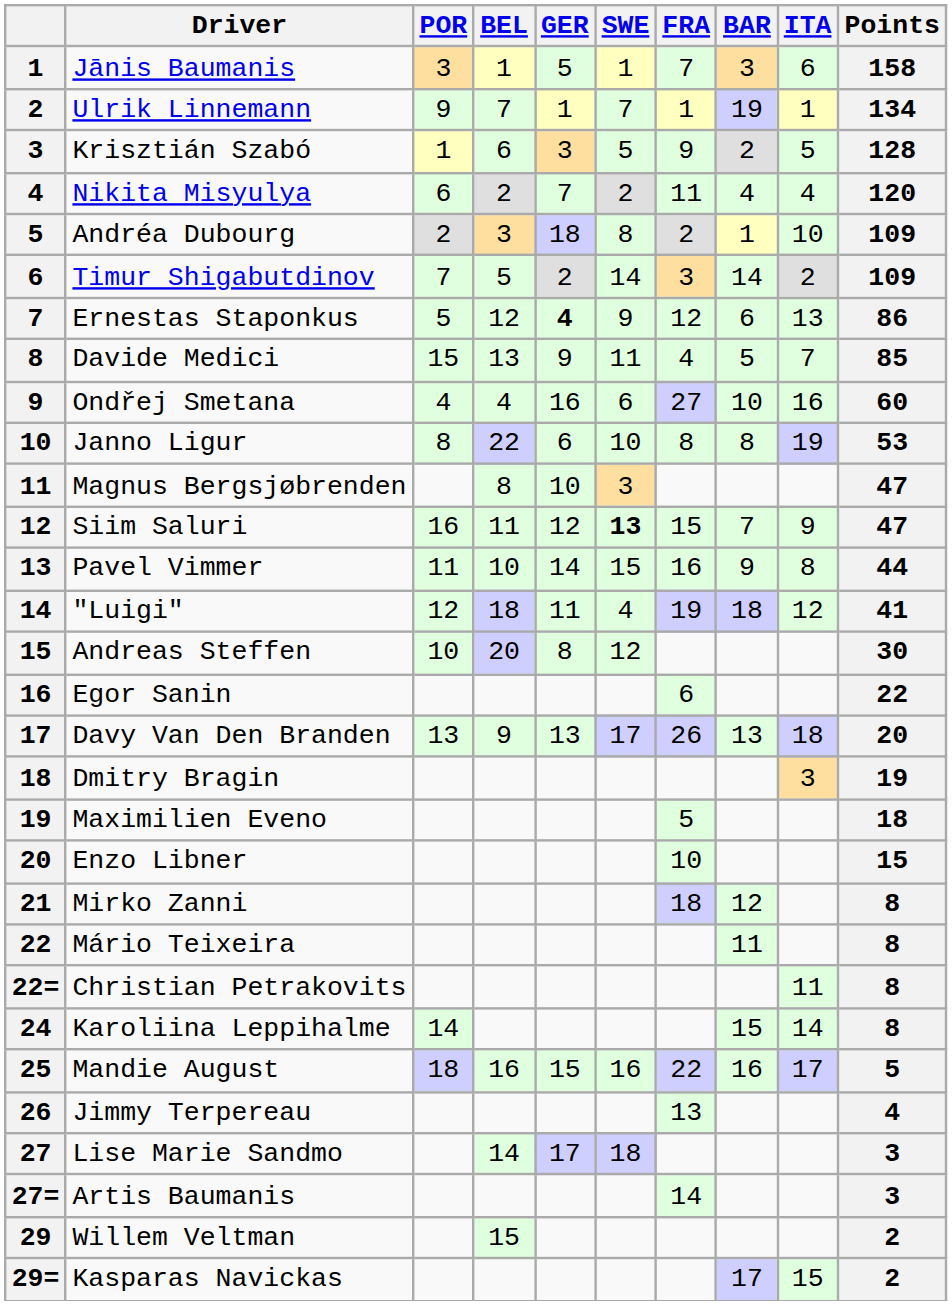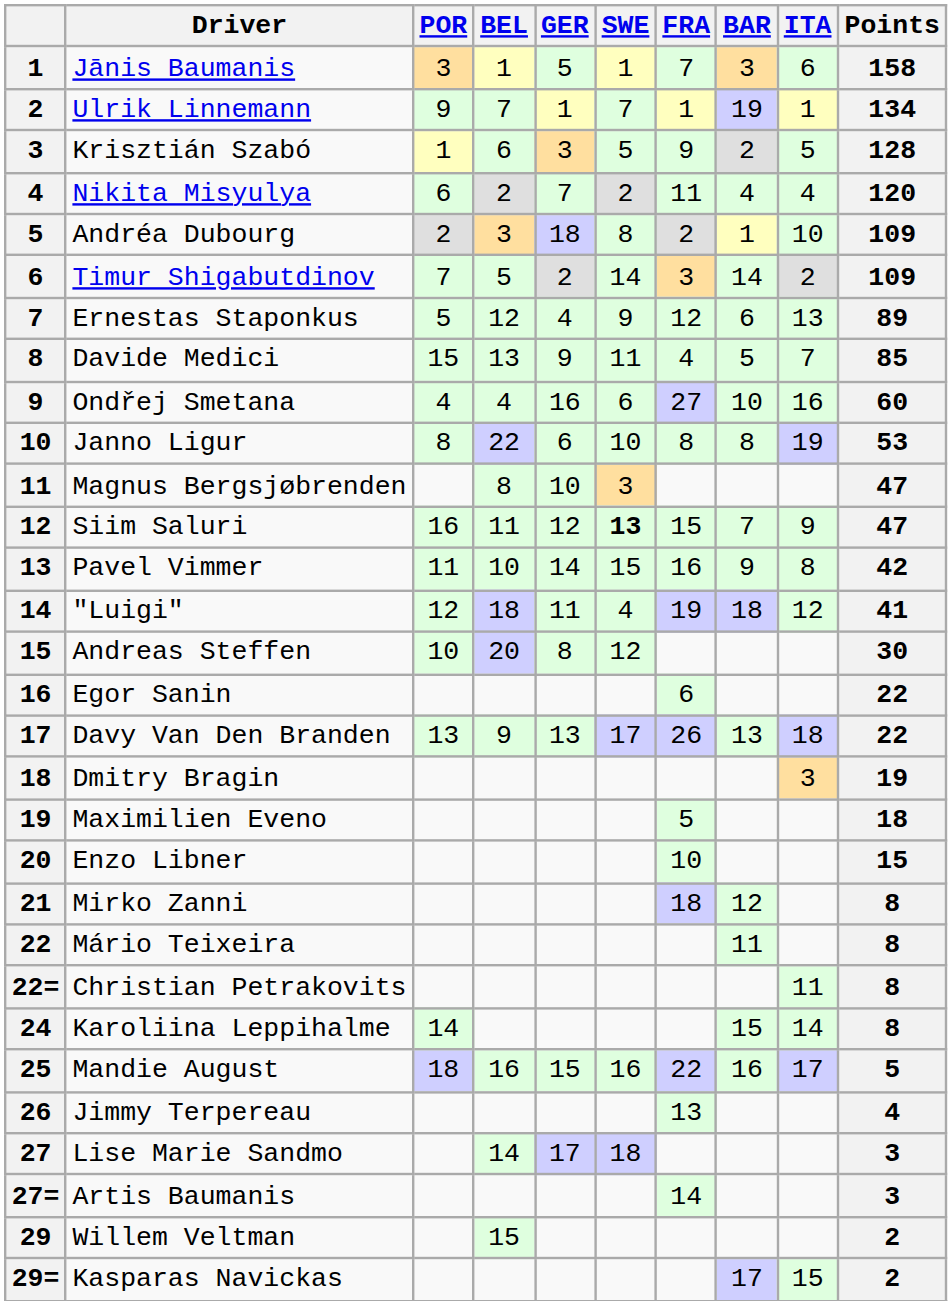(565, 319) bold -> (565, 319) normal
(892, 319) 86 -> (892, 319) 89
(892, 569) 44 -> (892, 569) 42
(892, 736) 20 -> (892, 736) 22
